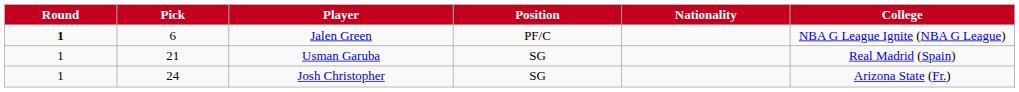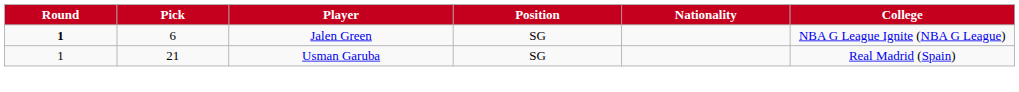(537, 35) PF/C -> (537, 35) SG
- row: (341, 76)
